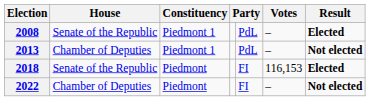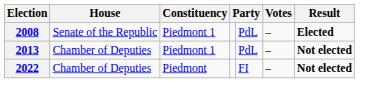- row: (27, 68)
